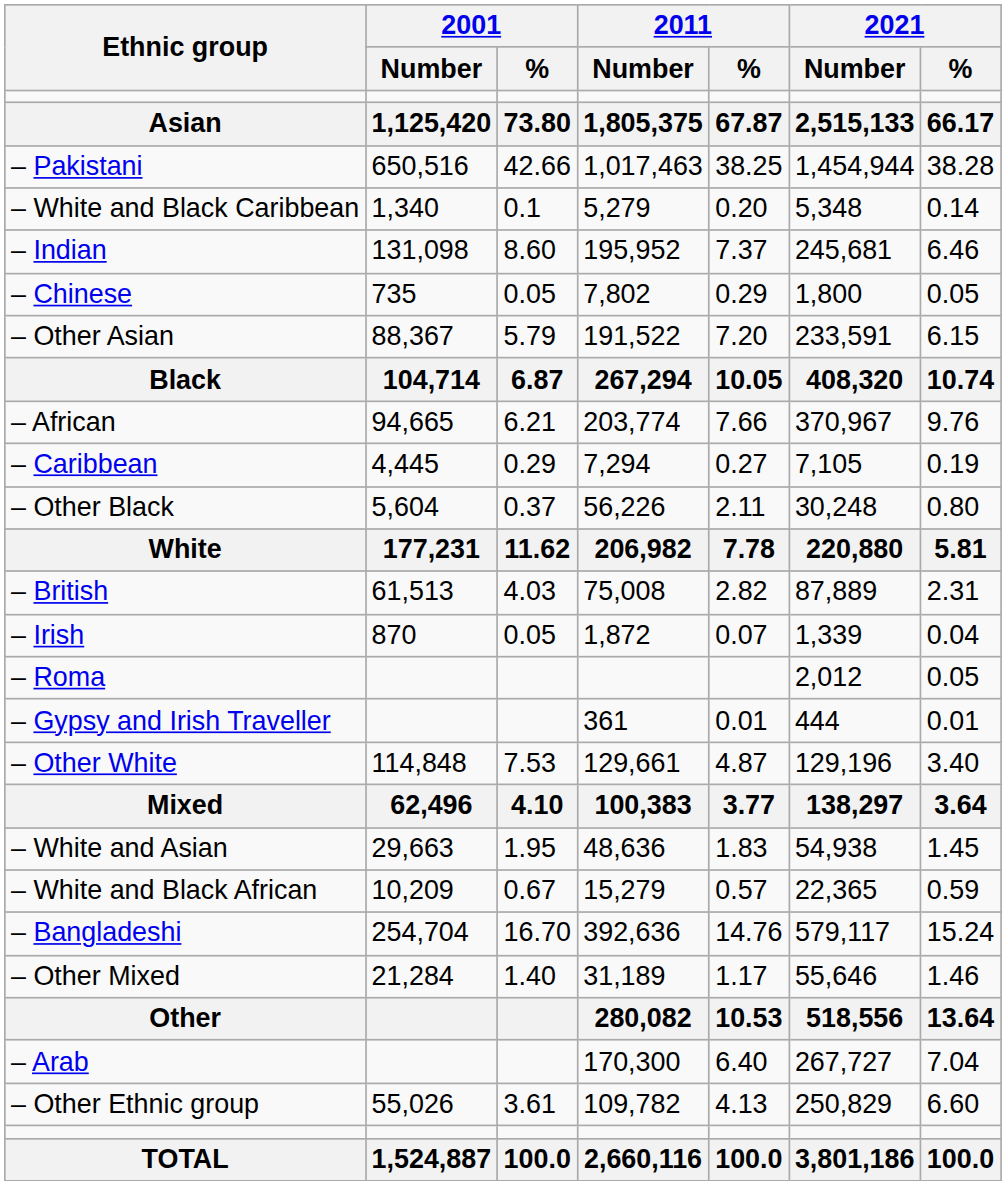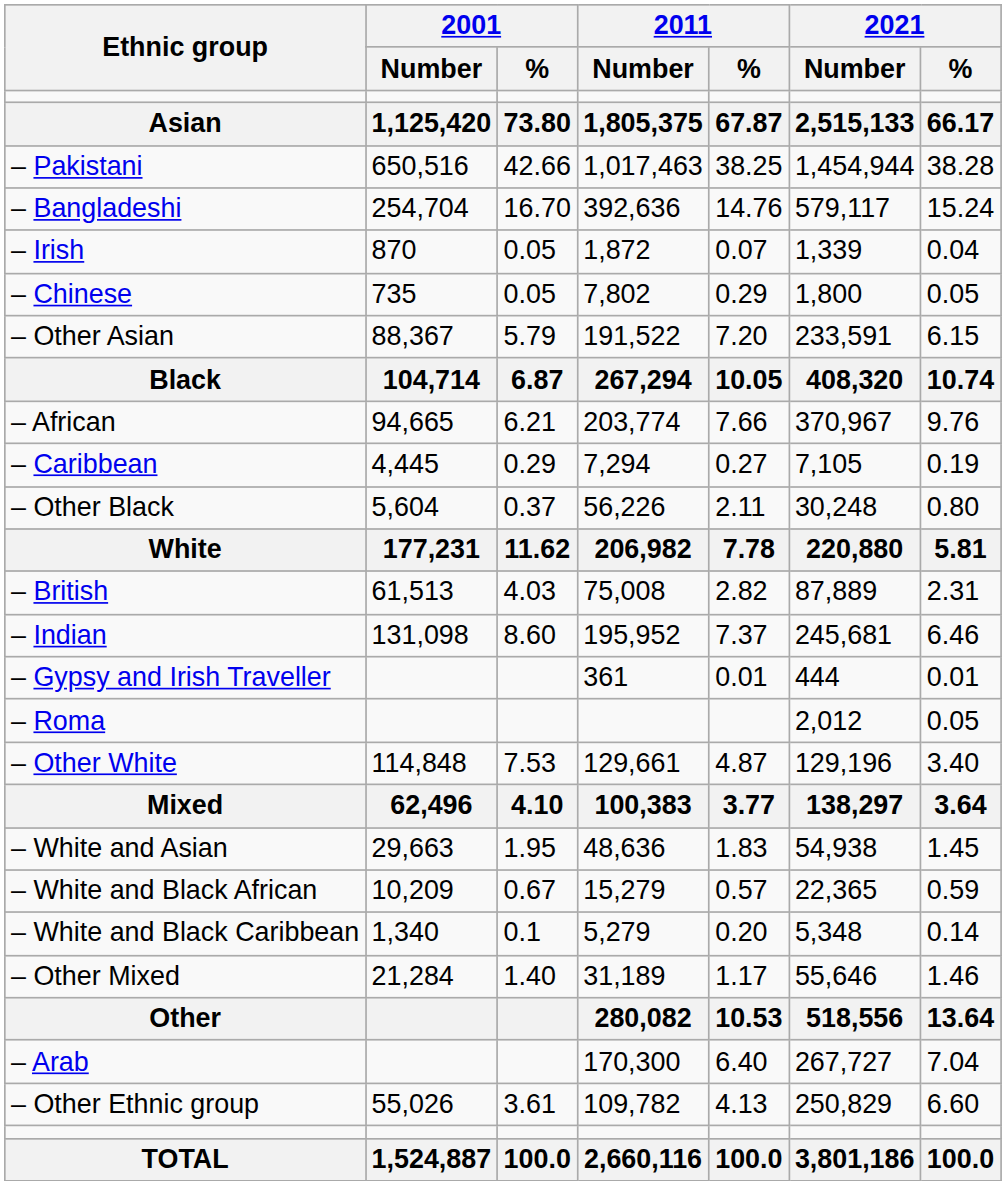rows swapped: (96, 933) <-> (185, 208)
rows swapped: (59, 251) <-> (48, 635)
rows swapped: (58, 677) <-> (171, 720)
